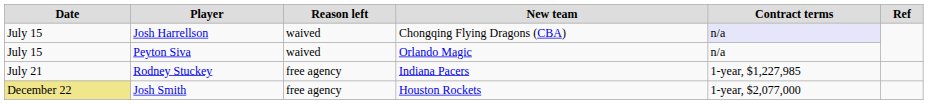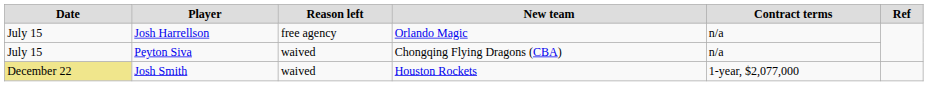(303, 33) waived -> (309, 33) free agency
(482, 33) Chongqing Flying Dragons (CBA) -> (431, 33) Orlando Magic
(718, 33) lavender background -> (716, 33) no background
(435, 52) Orlando Magic -> (478, 52) Chongqing Flying Dragons (CBA)
- row: (173, 71)
(314, 90) free agency -> (298, 71) waived
